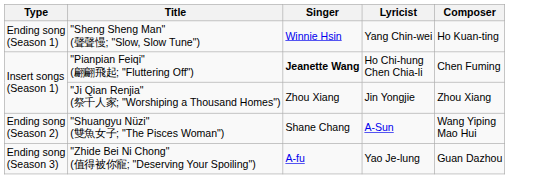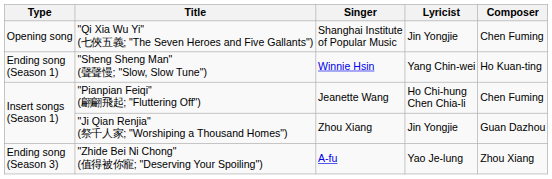+ row: (195, 35)
(322, 67) bold -> (353, 97) normal
(464, 97) Zhou Xiang -> (513, 128) Guan Dazhou
- row: (147, 127)
(470, 158) Guan Dazhou -> (507, 158) Zhou Xiang
